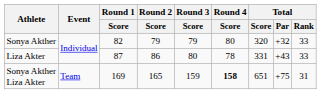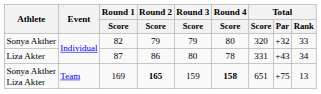(304, 56) 33 -> (304, 56) 34
(156, 76) normal -> (156, 76) bold
(304, 76) 31 -> (304, 76) 13
